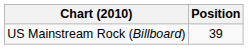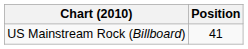(216, 34) 39 -> (216, 34) 41
